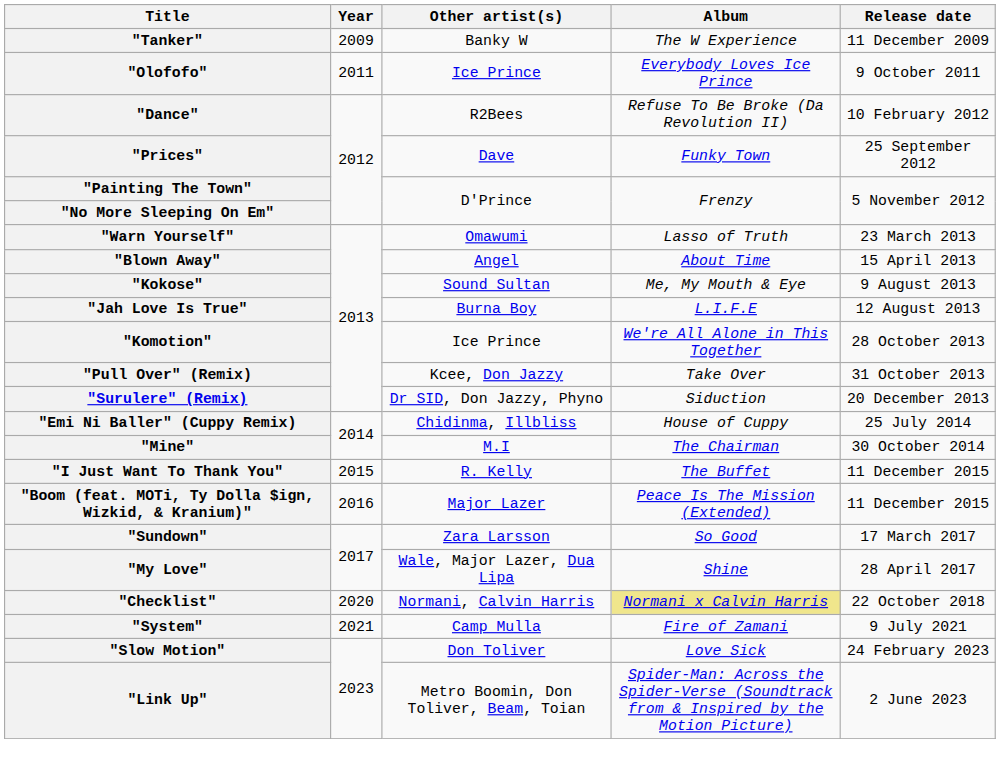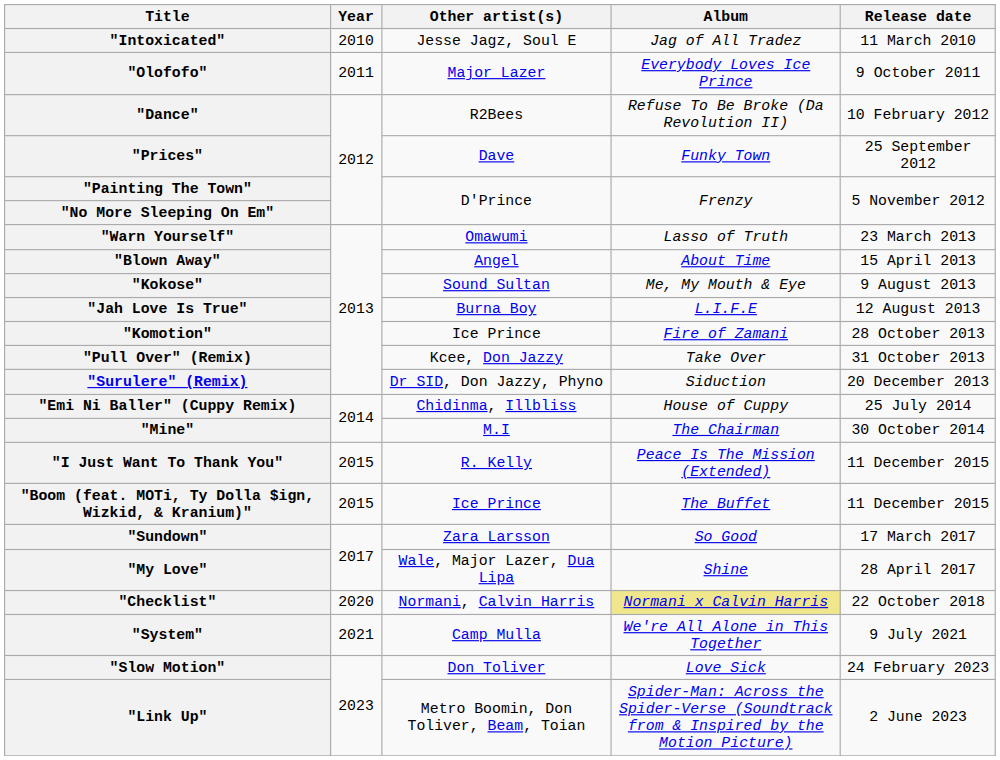- row: (167, 41)
+ row: (167, 41)
(496, 74) Ice Prince -> (496, 74) Major Lazer
(726, 342) We're All Alone in This Together -> (726, 334) Fire of Zamani
(726, 472) The Buffet -> (726, 463) Peace Is The Mission (Extended)
(356, 504) 2016 -> (356, 504) 2015
(496, 504) Major Lazer -> (496, 504) Ice Prince
(726, 504) Peace Is The Mission (Extended) -> (726, 504) The Buffet
(726, 626) Fire of Zamani -> (726, 635) We're All Alone in This Together
